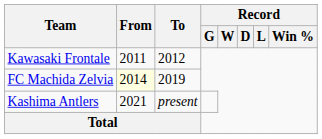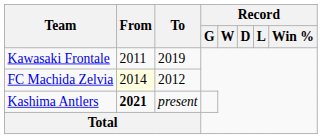(172, 58) 2012 -> (172, 58) 2019
(172, 79) 2019 -> (172, 79) 2012
(133, 101) normal -> (133, 101) bold
